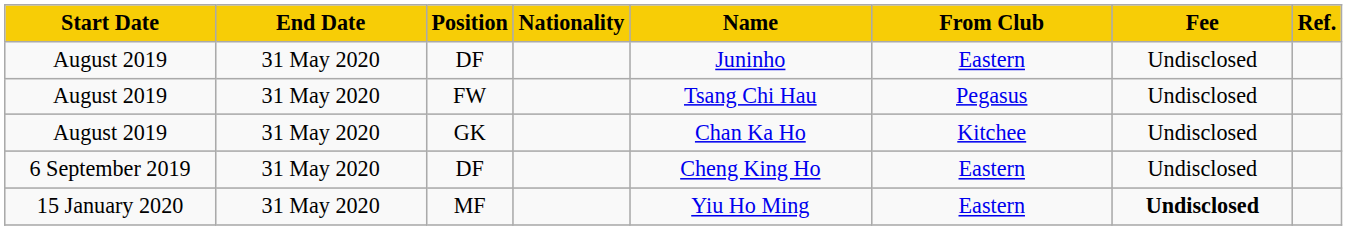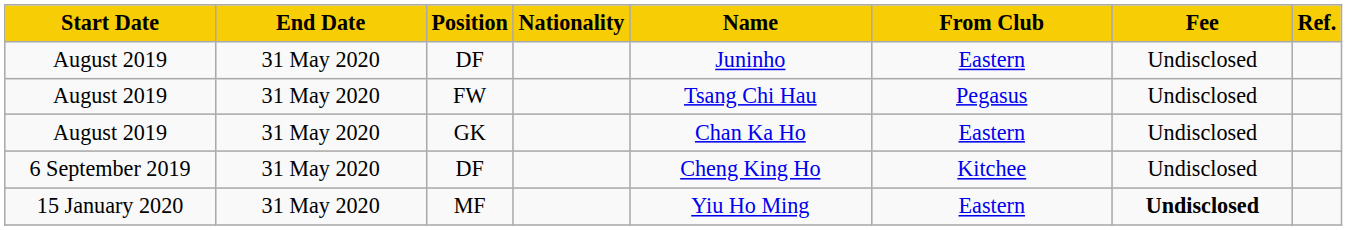(992, 132) Kitchee -> (992, 132) Eastern
(992, 169) Eastern -> (992, 169) Kitchee
